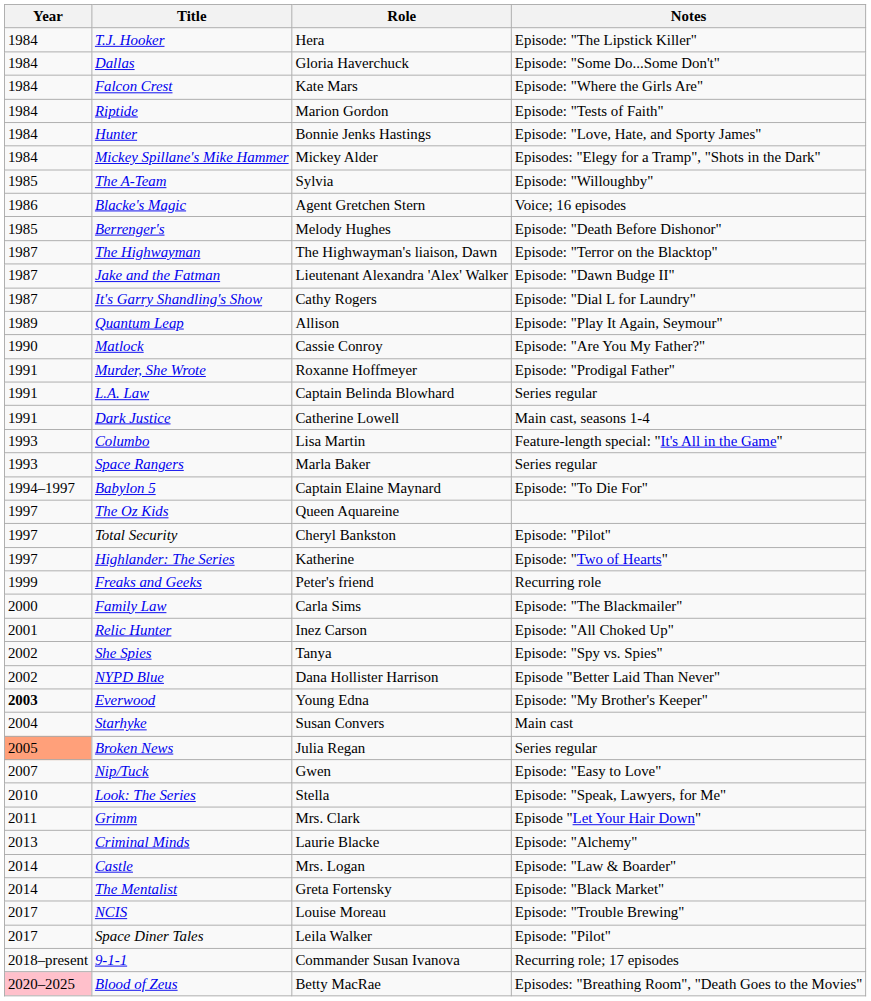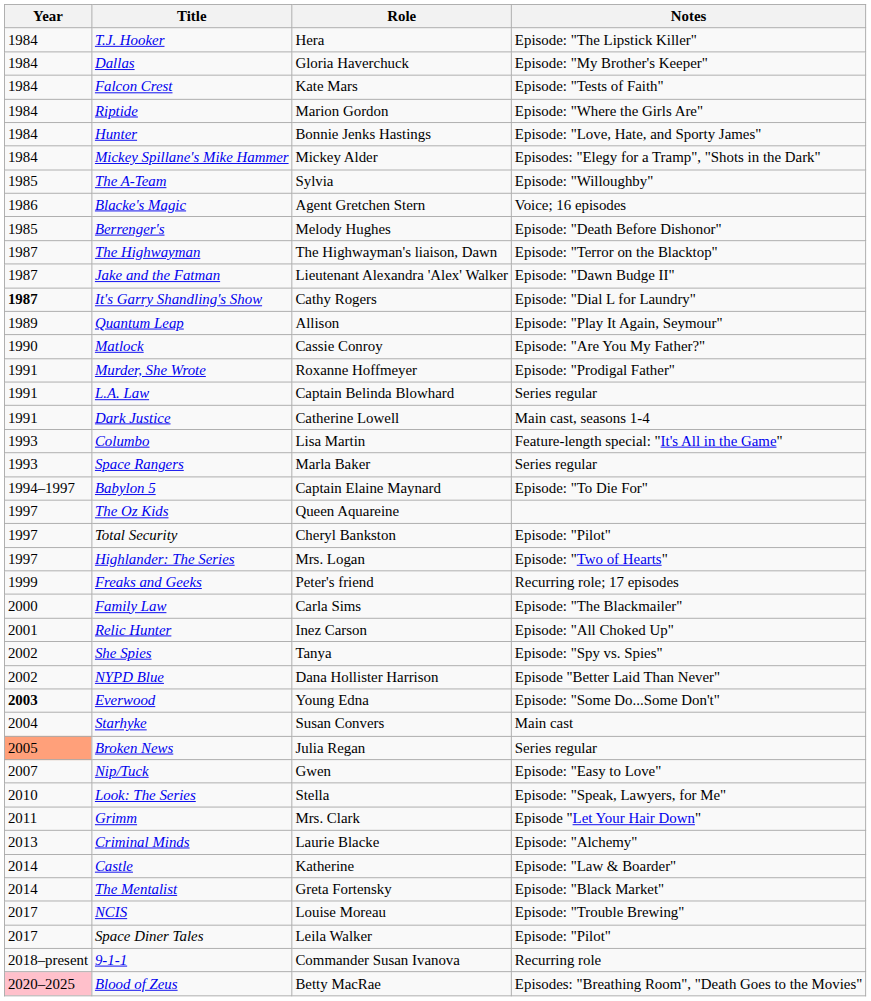(617, 63) Episode: "Some Do...Some Don't" -> (611, 63) Episode: "My Brother's Keeper"
(609, 87) Episode: "Where the Girls Are" -> (589, 87) Episode: "Tests of Faith"
(589, 110) Episode: "Tests of Faith" -> (609, 110) Episode: "Where the Girls Are"
(23, 299) normal -> (23, 299) bold
(325, 559) Katherine -> (330, 559) Mrs. Logan
(558, 582) Recurring role -> (597, 582) Recurring role; 17 episodes
(611, 700) Episode: "My Brother's Keeper" -> (617, 700) Episode: "Some Do...Some Don't"
(330, 865) Mrs. Logan -> (325, 865) Katherine
(597, 960) Recurring role; 17 episodes -> (558, 960) Recurring role
